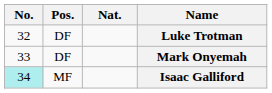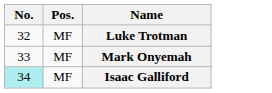- column: (110, 14)
(63, 35) DF -> (63, 35) MF
(63, 56) DF -> (63, 56) MF
